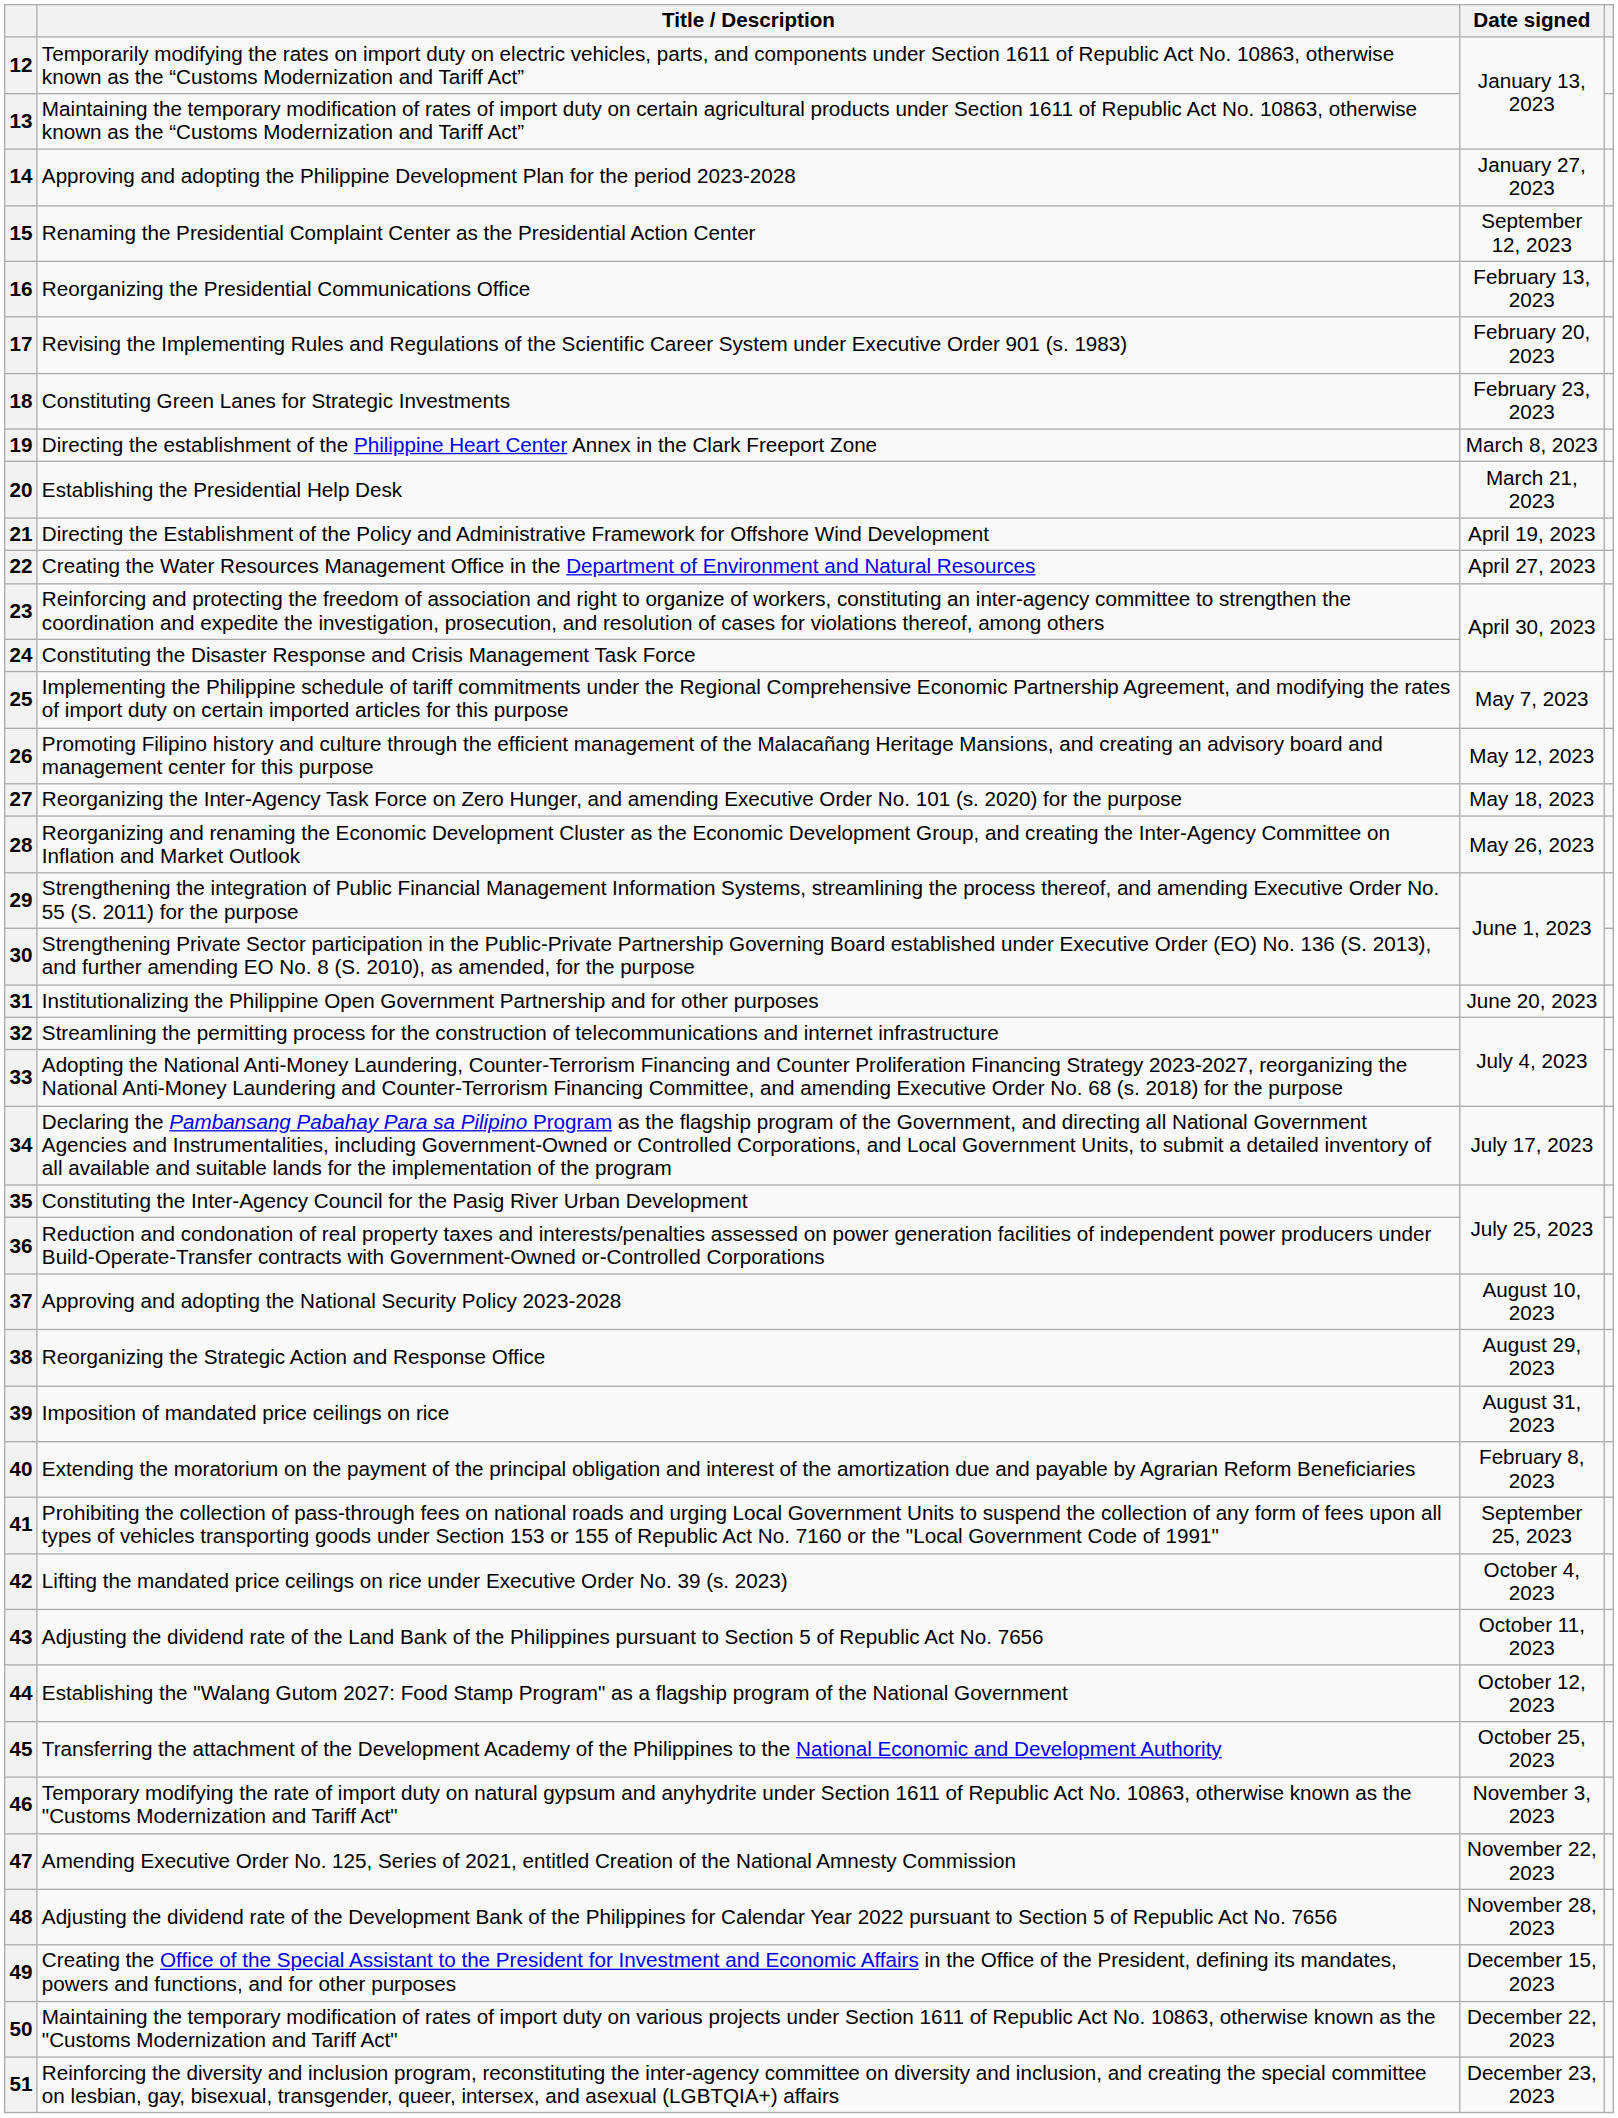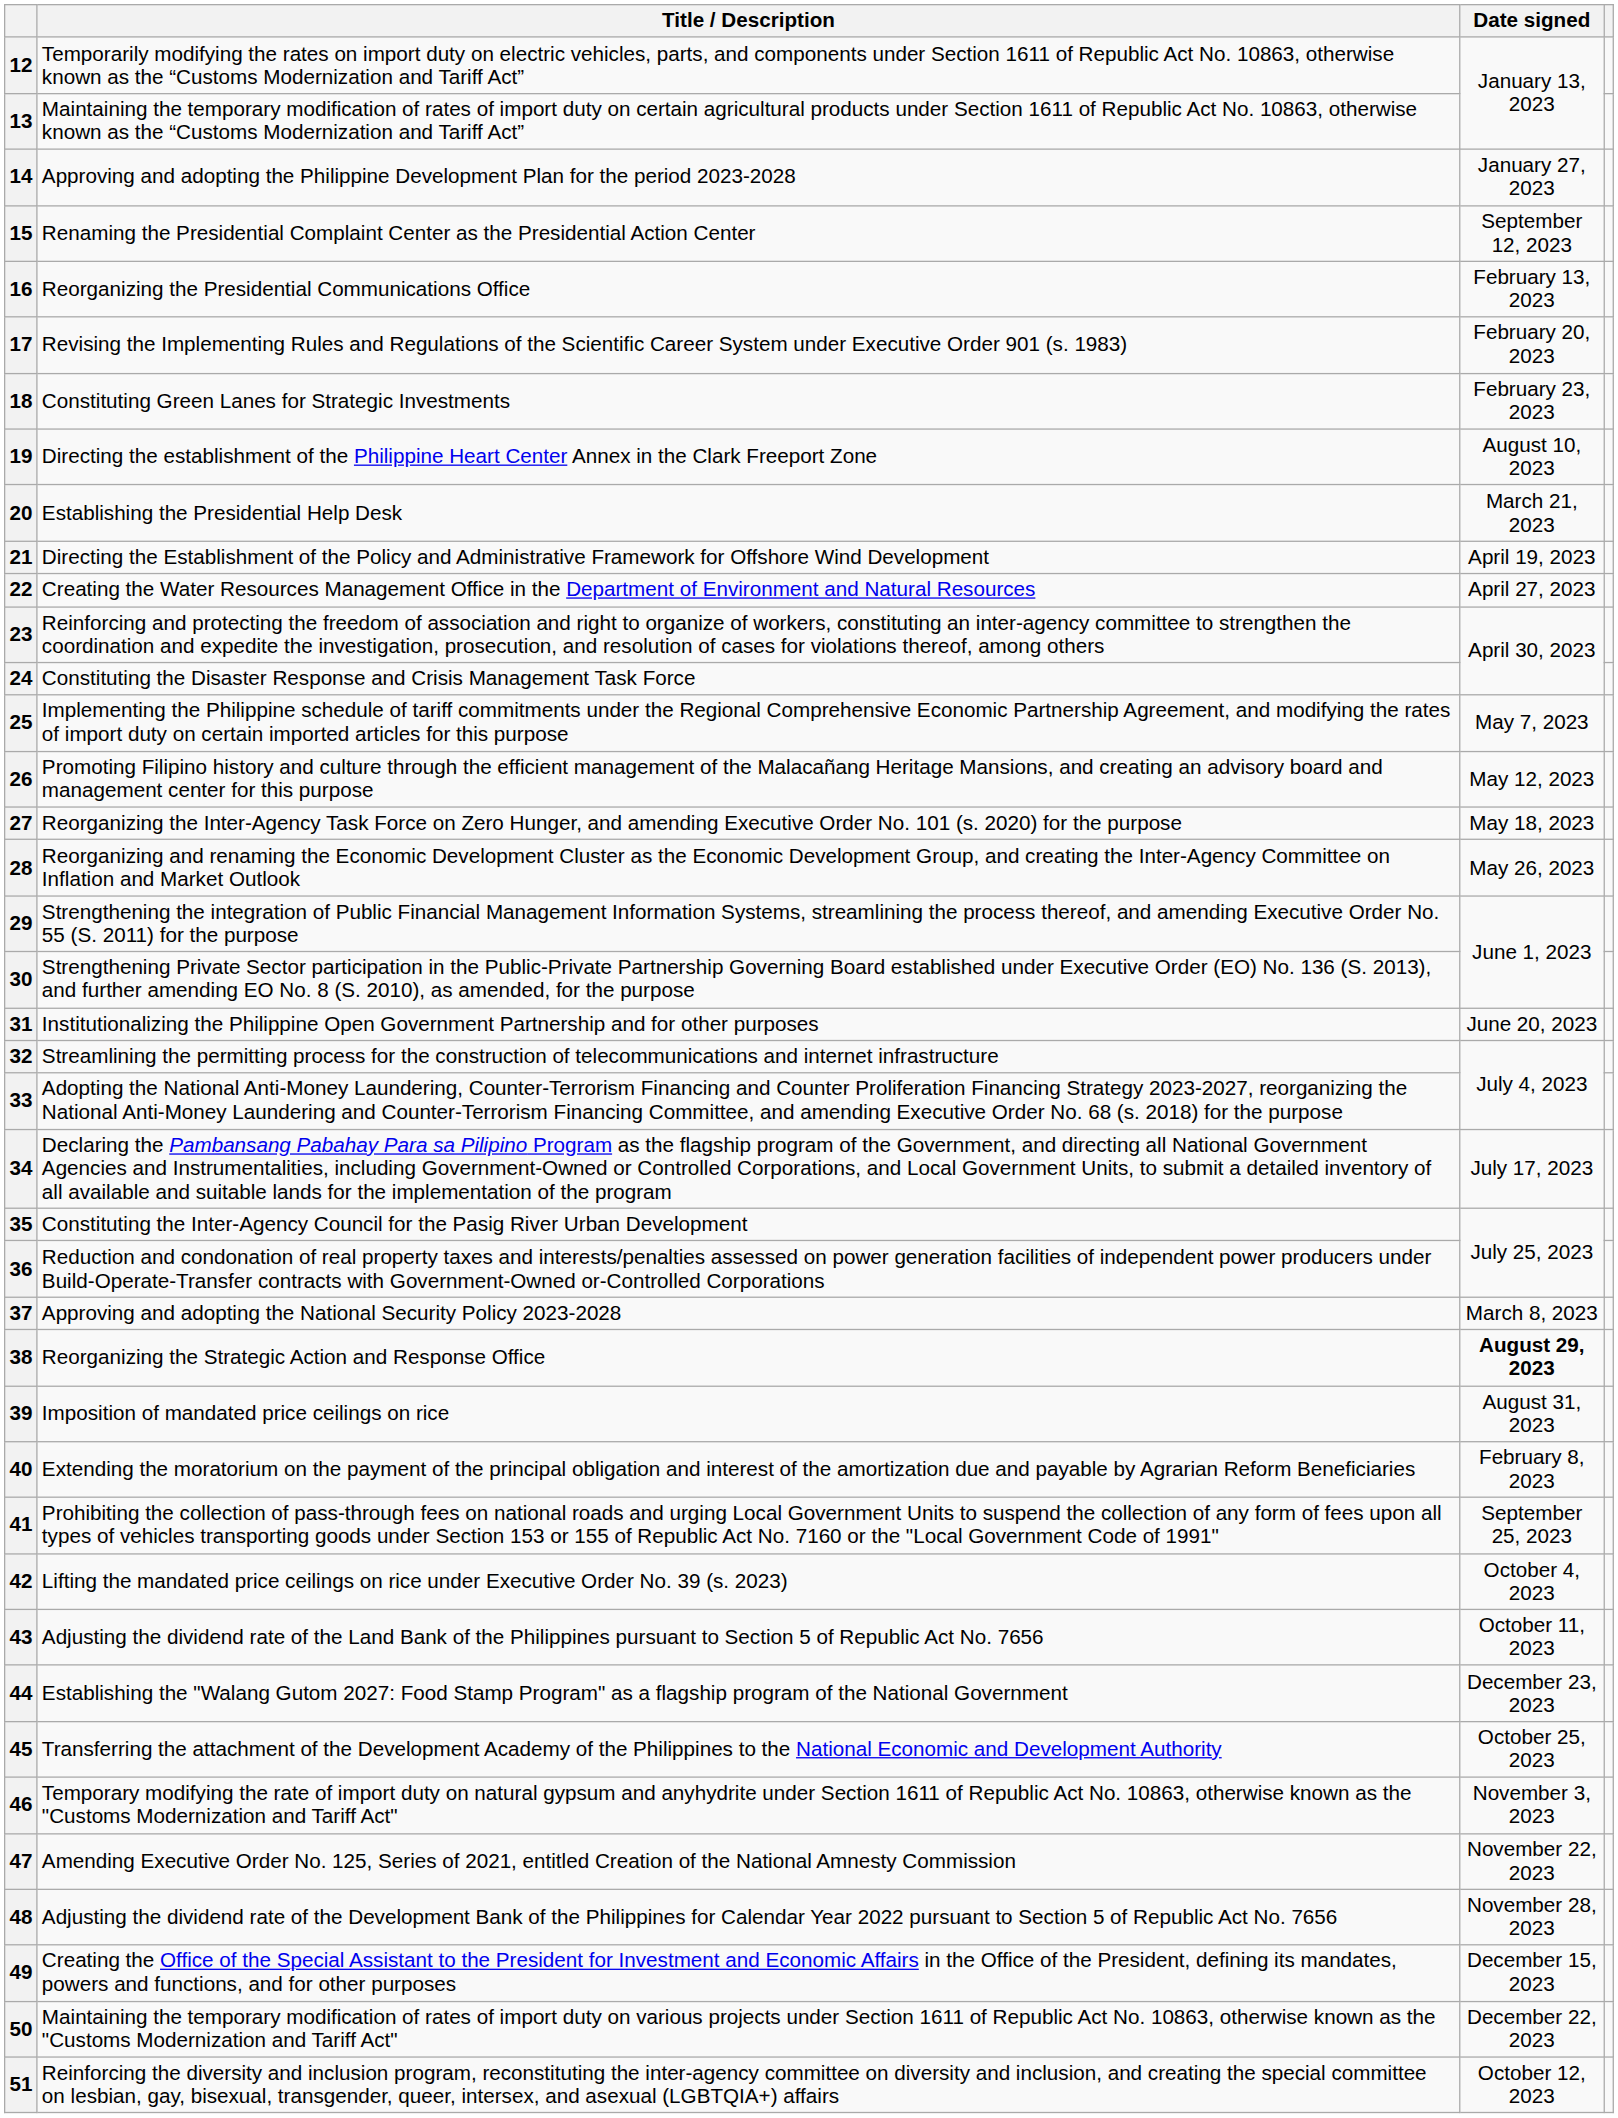(1532, 445) March 8, 2023 -> (1532, 456) August 10, 2023
(1532, 1301) August 10, 2023 -> (1532, 1313) March 8, 2023
(1532, 1357) normal -> (1532, 1357) bold
(1532, 1693) October 12, 2023 -> (1532, 1693) December 23, 2023
(1532, 2084) December 23, 2023 -> (1532, 2084) October 12, 2023
